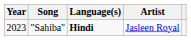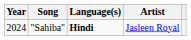(16, 27) 2023 -> (16, 27) 2024
